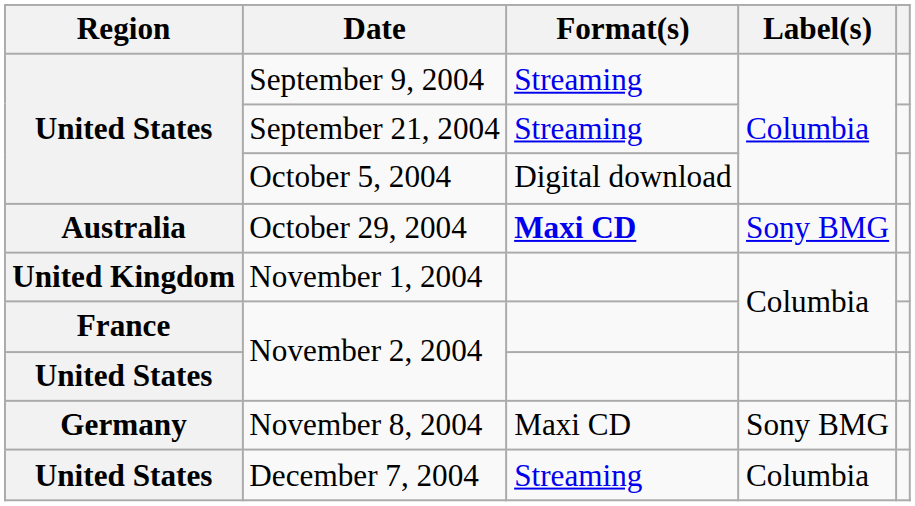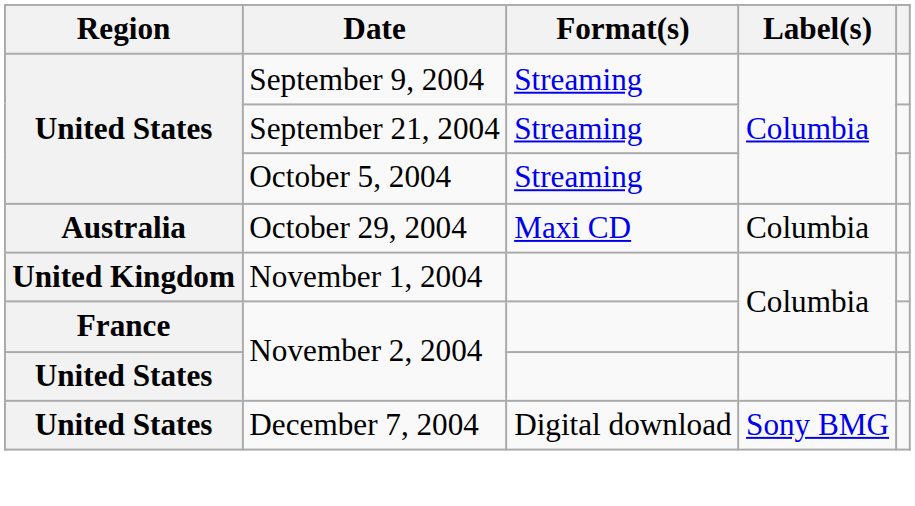(623, 177) Digital download -> (578, 177) Streaming
(575, 227) bold -> (573, 227) normal
(818, 227) Sony BMG -> (808, 227) Columbia
- row: (124, 425)
(578, 474) Streaming -> (623, 425) Digital download
(808, 474) Columbia -> (818, 425) Sony BMG
